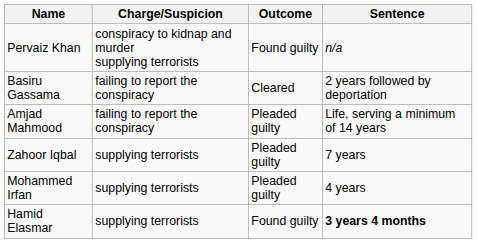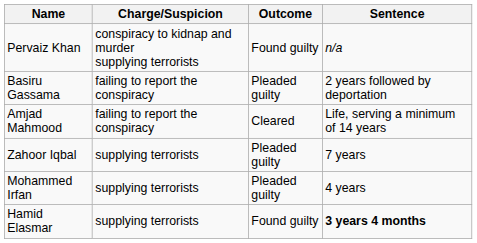(273, 87) Cleared -> (274, 87) Pleaded guilty
(274, 121) Pleaded guilty -> (273, 121) Cleared
